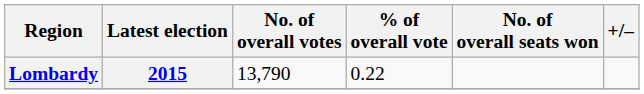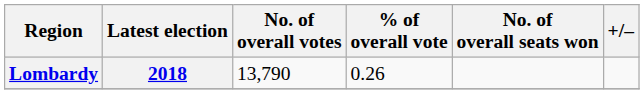(167, 72) 2015 -> (167, 72) 2018
(368, 72) 0.22 -> (368, 72) 0.26
